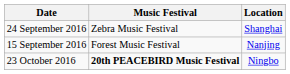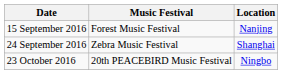rows swapped: (46, 45) <-> (46, 28)
(165, 61) bold -> (161, 61) normal
